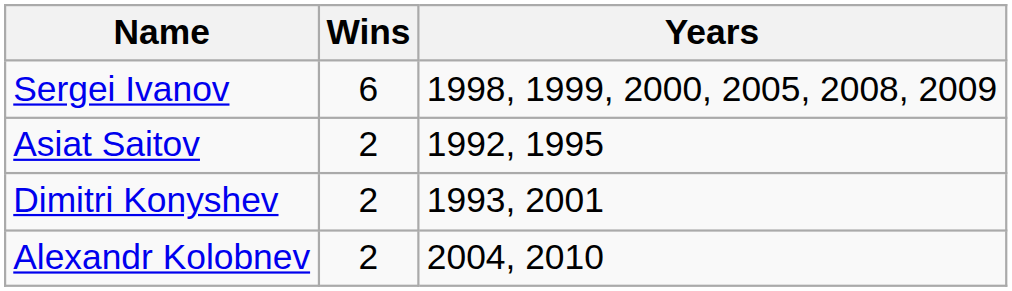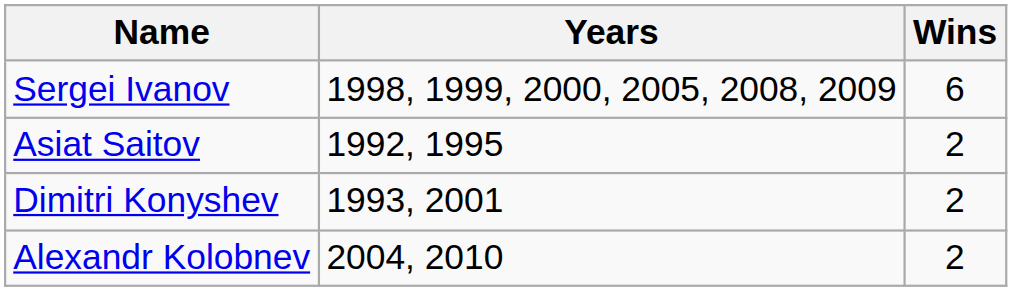columns swapped: (368, 32) <-> (712, 32)
